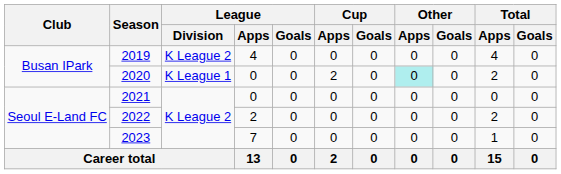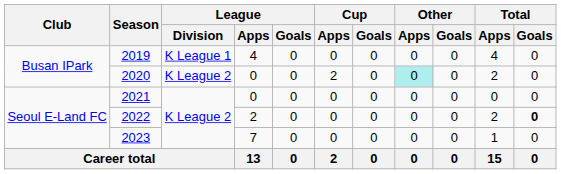(198, 55) K League 2 -> (198, 55) K League 1
(198, 76) K League 1 -> (198, 76) K League 2
(535, 117) normal -> (535, 117) bold
